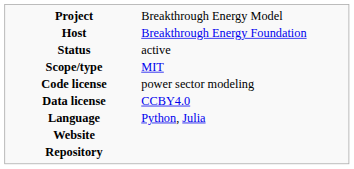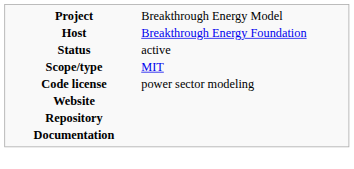- row: (74, 101)
- row: (74, 118)
+ row: (74, 135)
